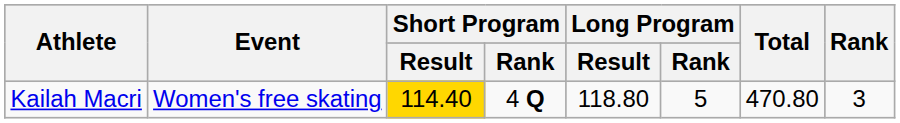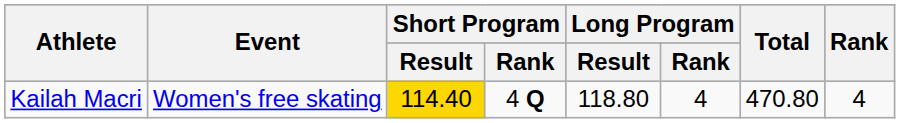(701, 100) 5 -> (701, 100) 4
(859, 100) 3 -> (859, 100) 4
